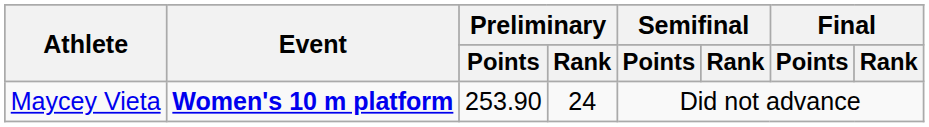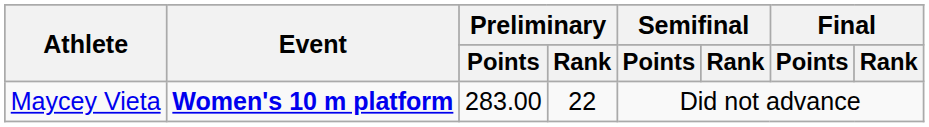(503, 102) 253.90 -> (503, 102) 283.00
(582, 102) 24 -> (582, 102) 22
